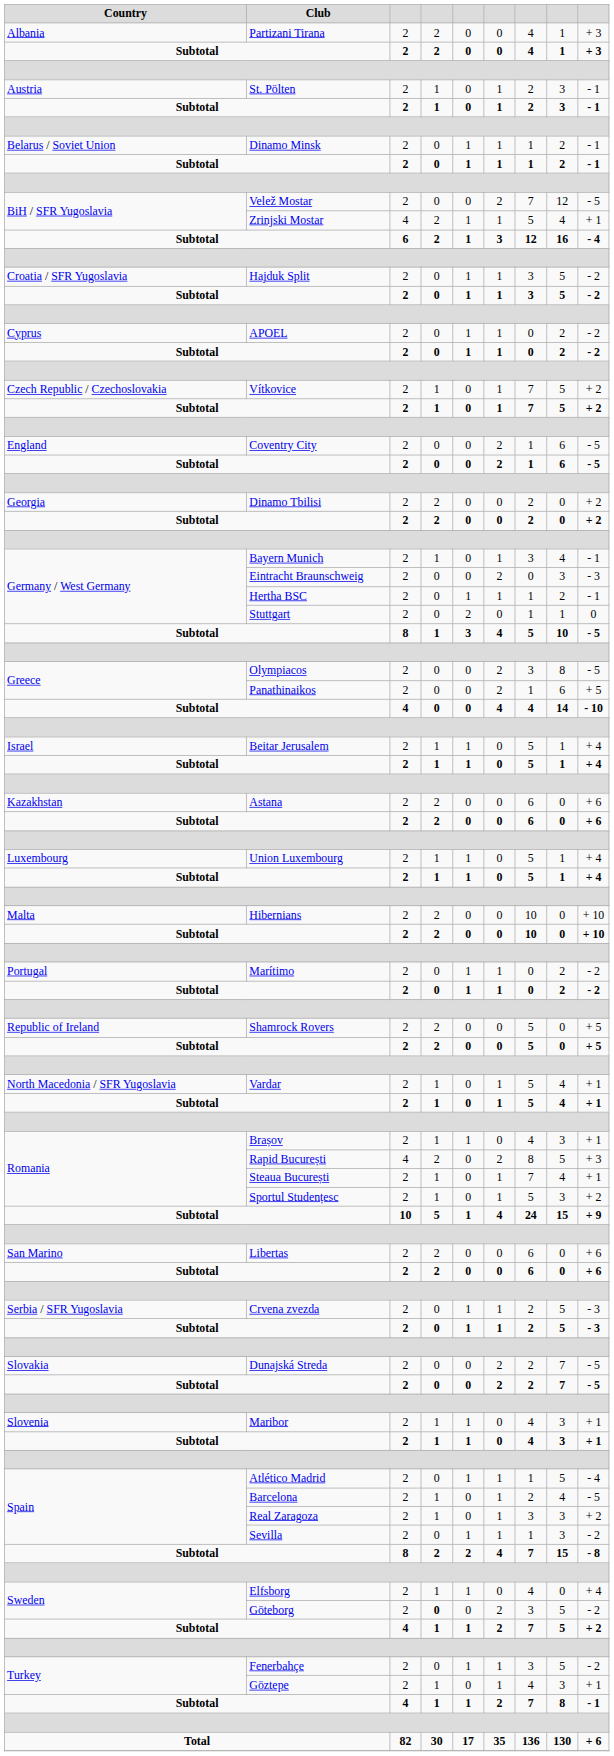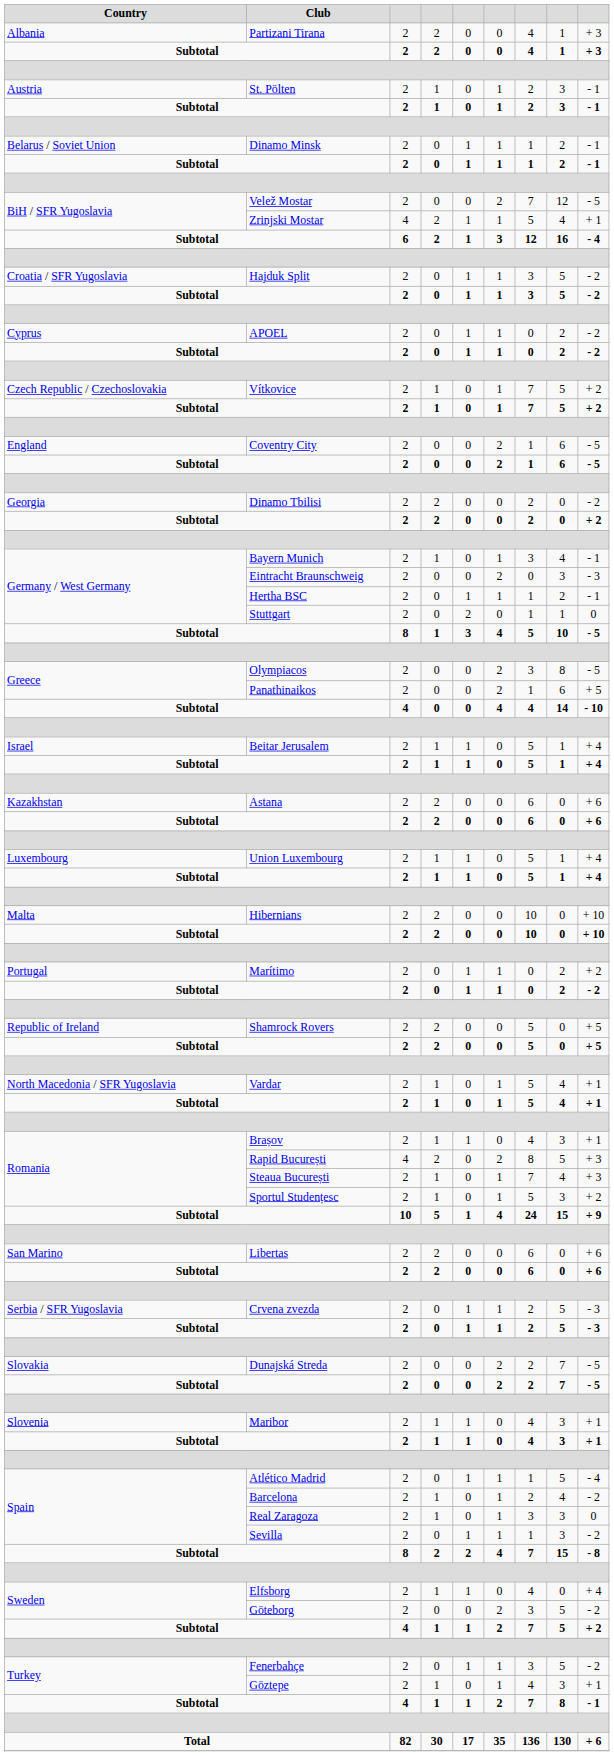(594, 502) + 2 -> (594, 502) - 2
(594, 971) - 2 -> (594, 971) + 2
(594, 1178) + 1 -> (594, 1178) + 3
(594, 1497) - 5 -> (594, 1497) - 2
(594, 1516) + 2 -> (594, 1516) 0
(437, 1609) bold -> (437, 1609) normal
